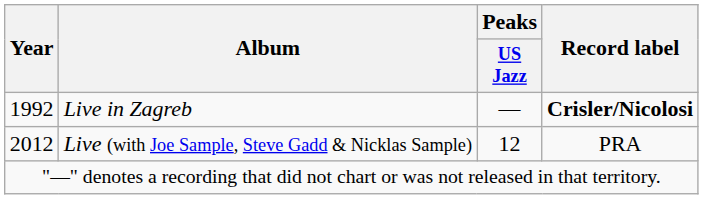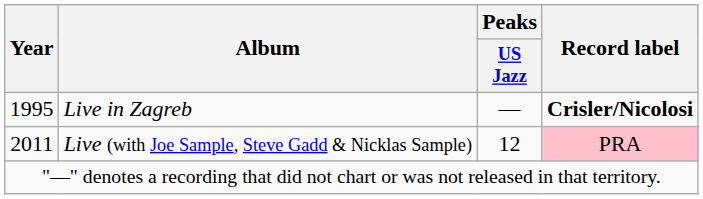(32, 109) 1992 -> (32, 109) 1995
(32, 143) 2012 -> (32, 143) 2011
(620, 143) no background -> (620, 143) pink background
